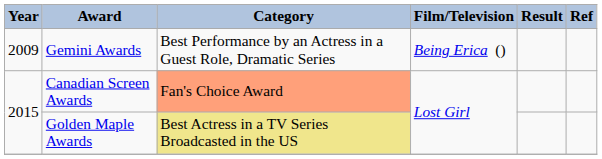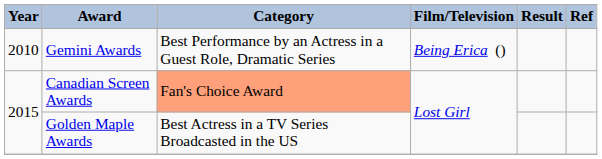(23, 49) 2009 -> (23, 49) 2010
(244, 132) khaki background -> (244, 132) no background
